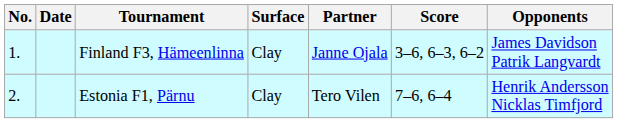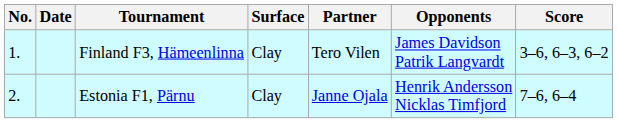columns swapped: (550, 17) <-> (440, 17)
(350, 52) Janne Ojala -> (346, 52) Tero Vilen
(346, 95) Tero Vilen -> (350, 95) Janne Ojala
